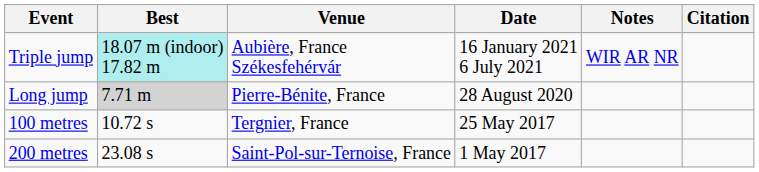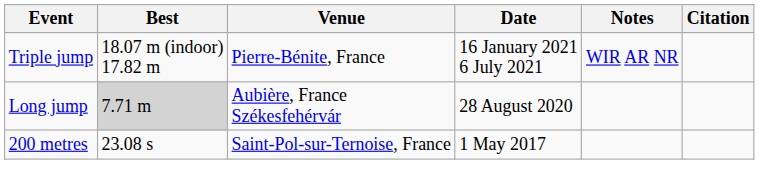(162, 57) paleturquoise background -> (162, 57) no background
(289, 57) Aubière, France Székesfehérvár -> (308, 57) Pierre-Bénite, France
(308, 95) Pierre-Bénite, France -> (289, 105) Aubière, France Székesfehérvár
- row: (48, 124)
